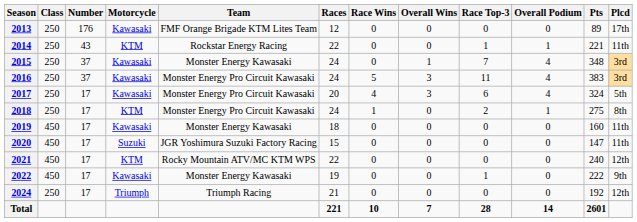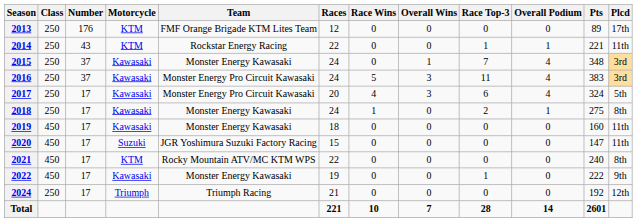(132, 28) Kawasaki -> (132, 28) KTM
(132, 110) KTM -> (132, 110) Kawasaki
(239, 110) Monster Energy Pro Circuit Kawasaki -> (239, 110) Monster Energy Kawasaki
(620, 159) 12th -> (620, 159) 8th
